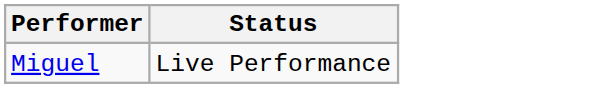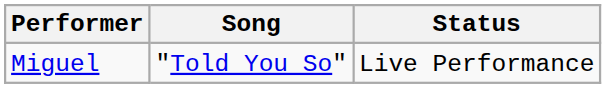+ column: (251, 24)
